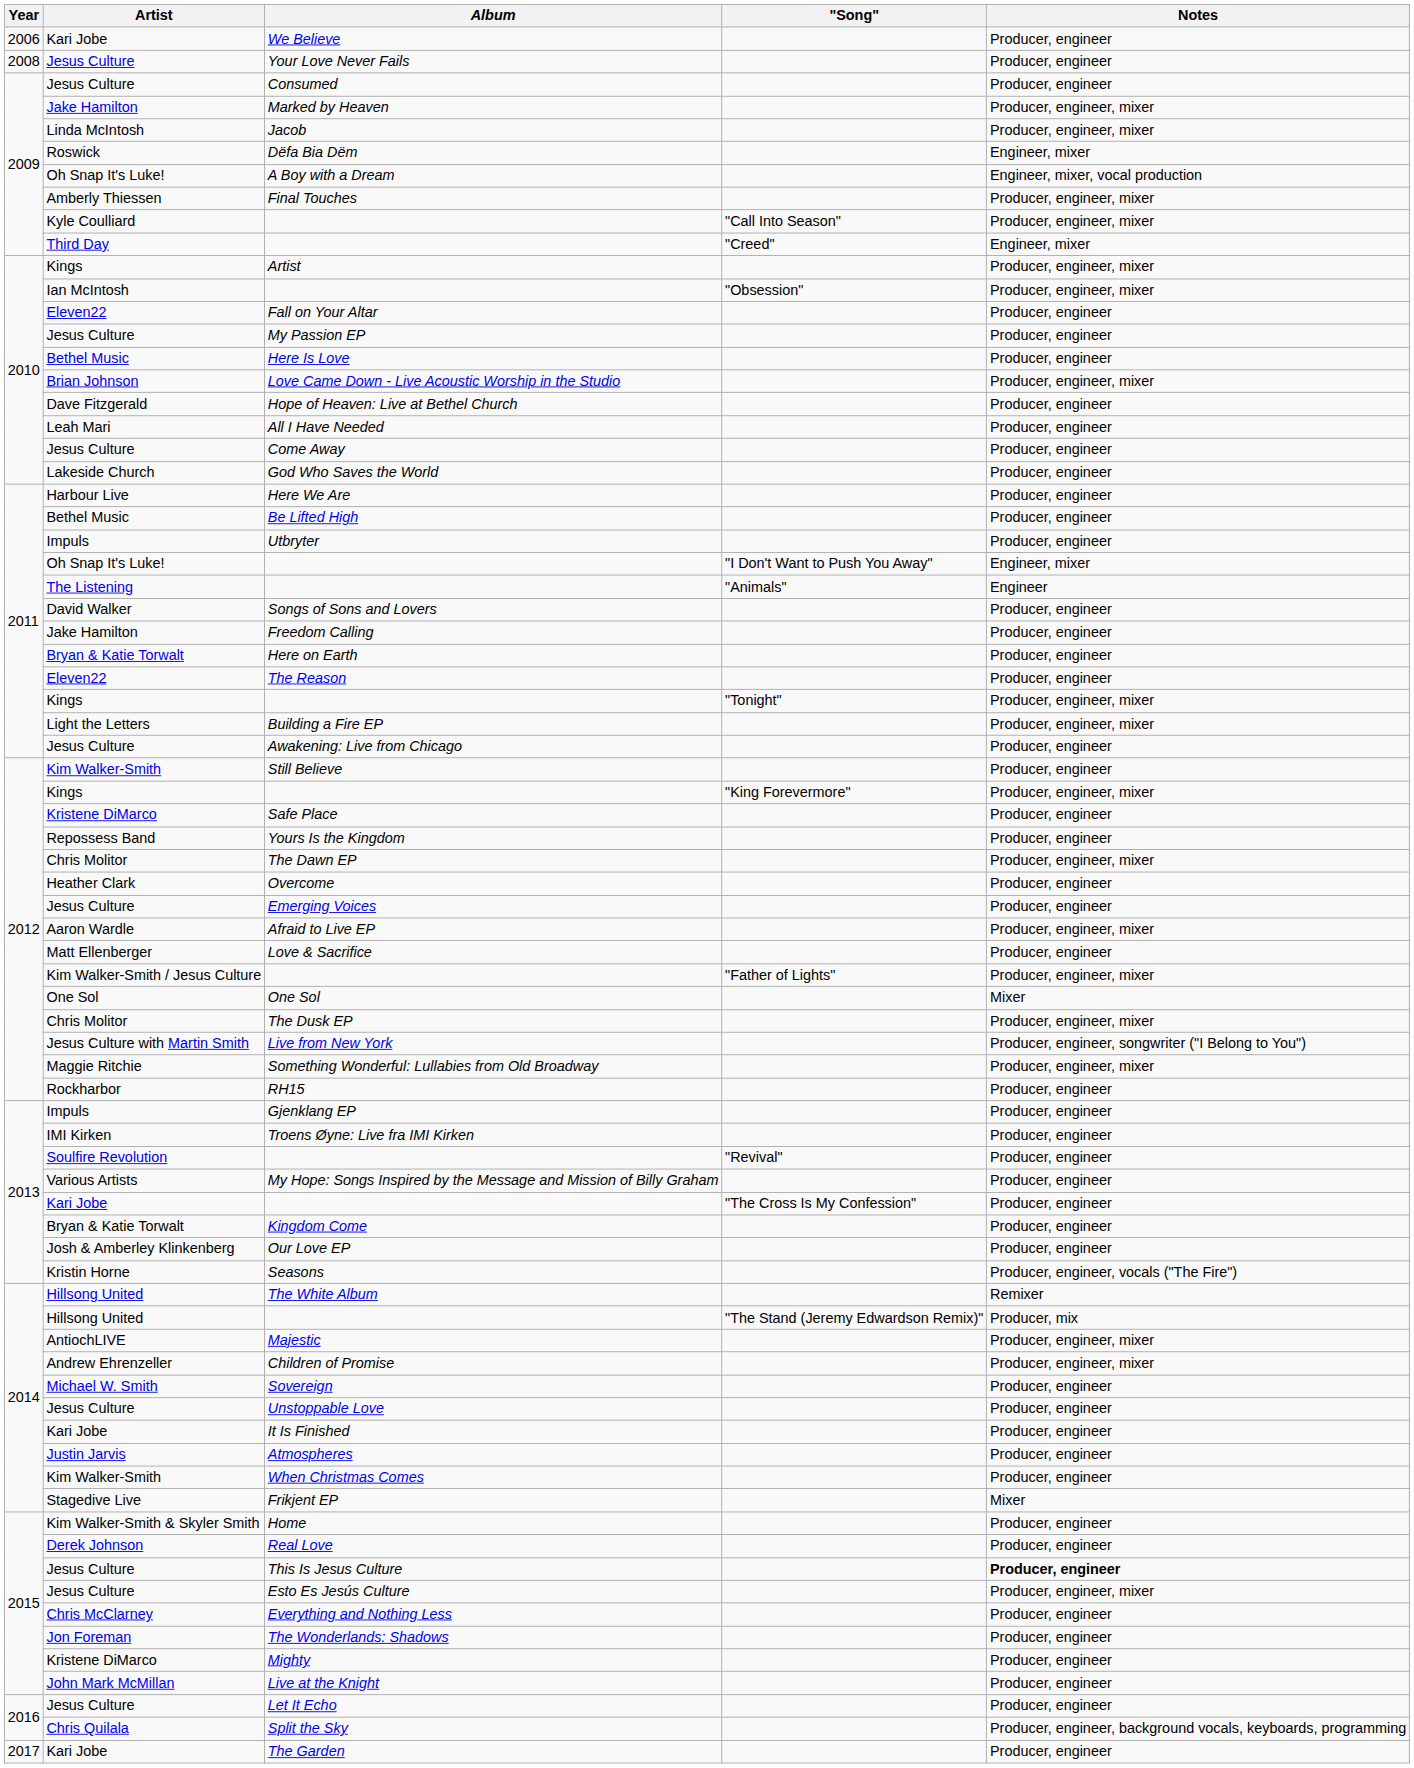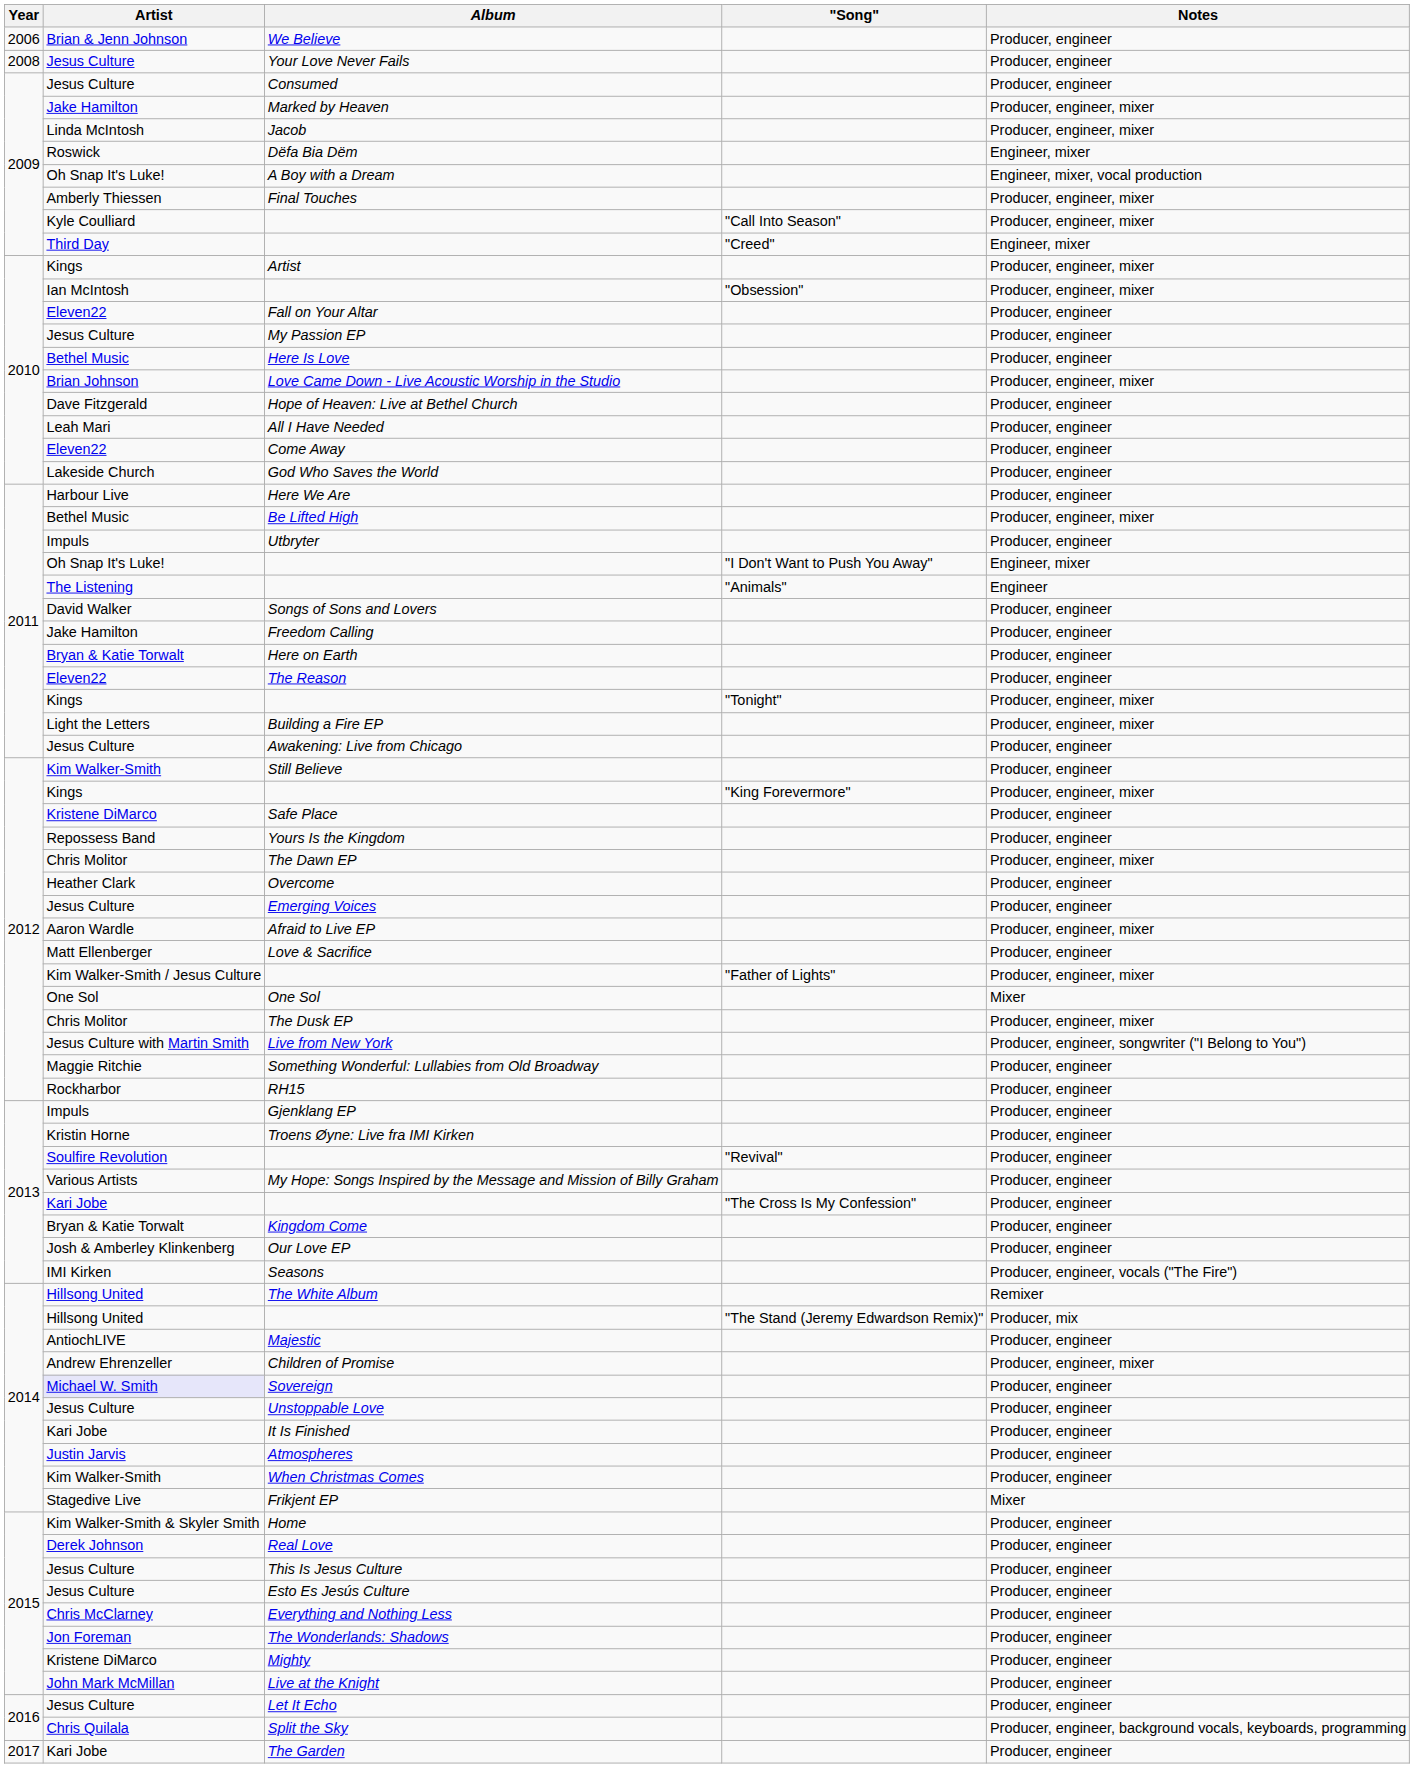(77, 38) Kari Jobe -> (117, 38) Brian & Jenn Johnson
(90, 449) Jesus Culture -> (76, 449) Eleven22
(1051, 518) Producer, engineer -> (1072, 518) Producer, engineer, mixer
(1072, 1066) Producer, engineer, mixer -> (1051, 1066) Producer, engineer
(79, 1134) IMI Kirken -> (88, 1134) Kristin Horne
(88, 1271) Kristin Horne -> (79, 1271) IMI Kirken
(1072, 1340) Producer, engineer, mixer -> (1051, 1340) Producer, engineer
(102, 1386) no background -> (102, 1386) lavender background
(1055, 1568) bold -> (1051, 1568) normal
(1072, 1591) Producer, engineer, mixer -> (1051, 1591) Producer, engineer
